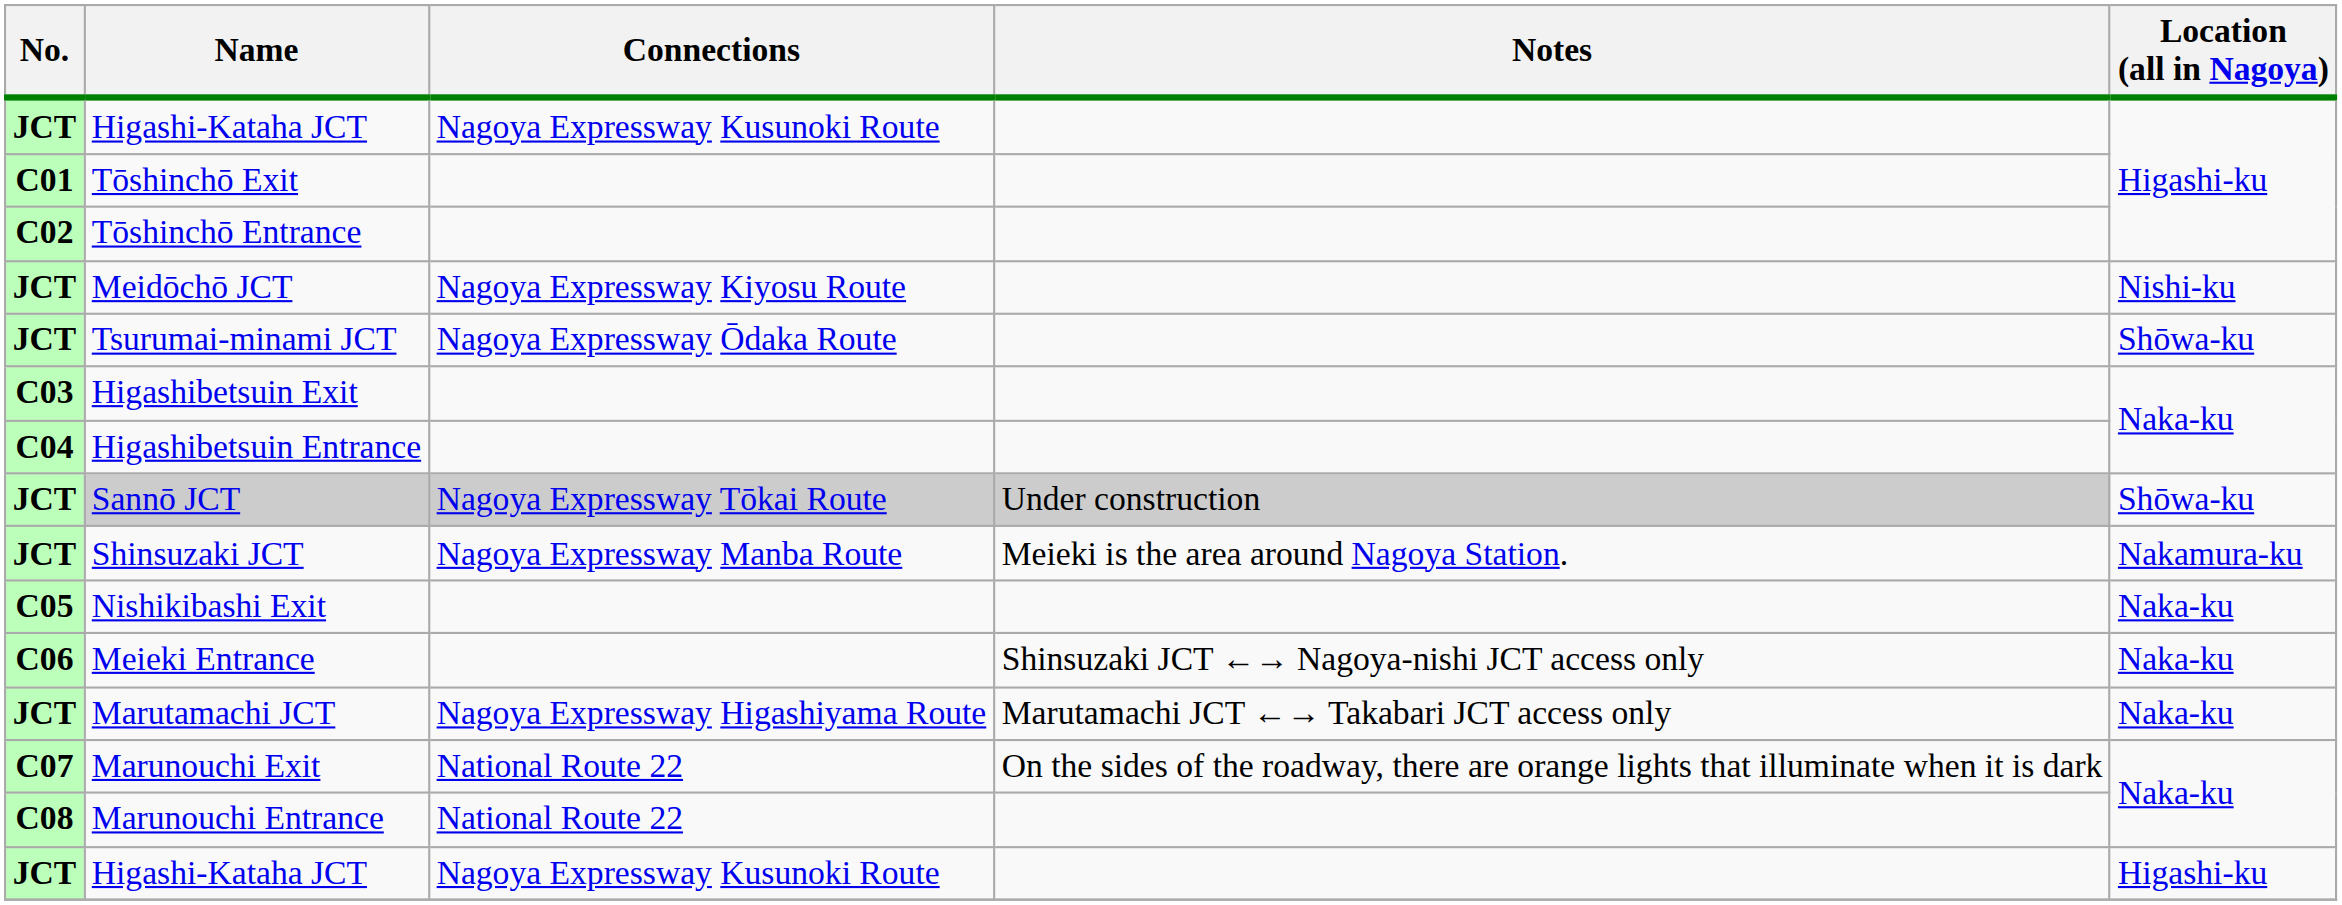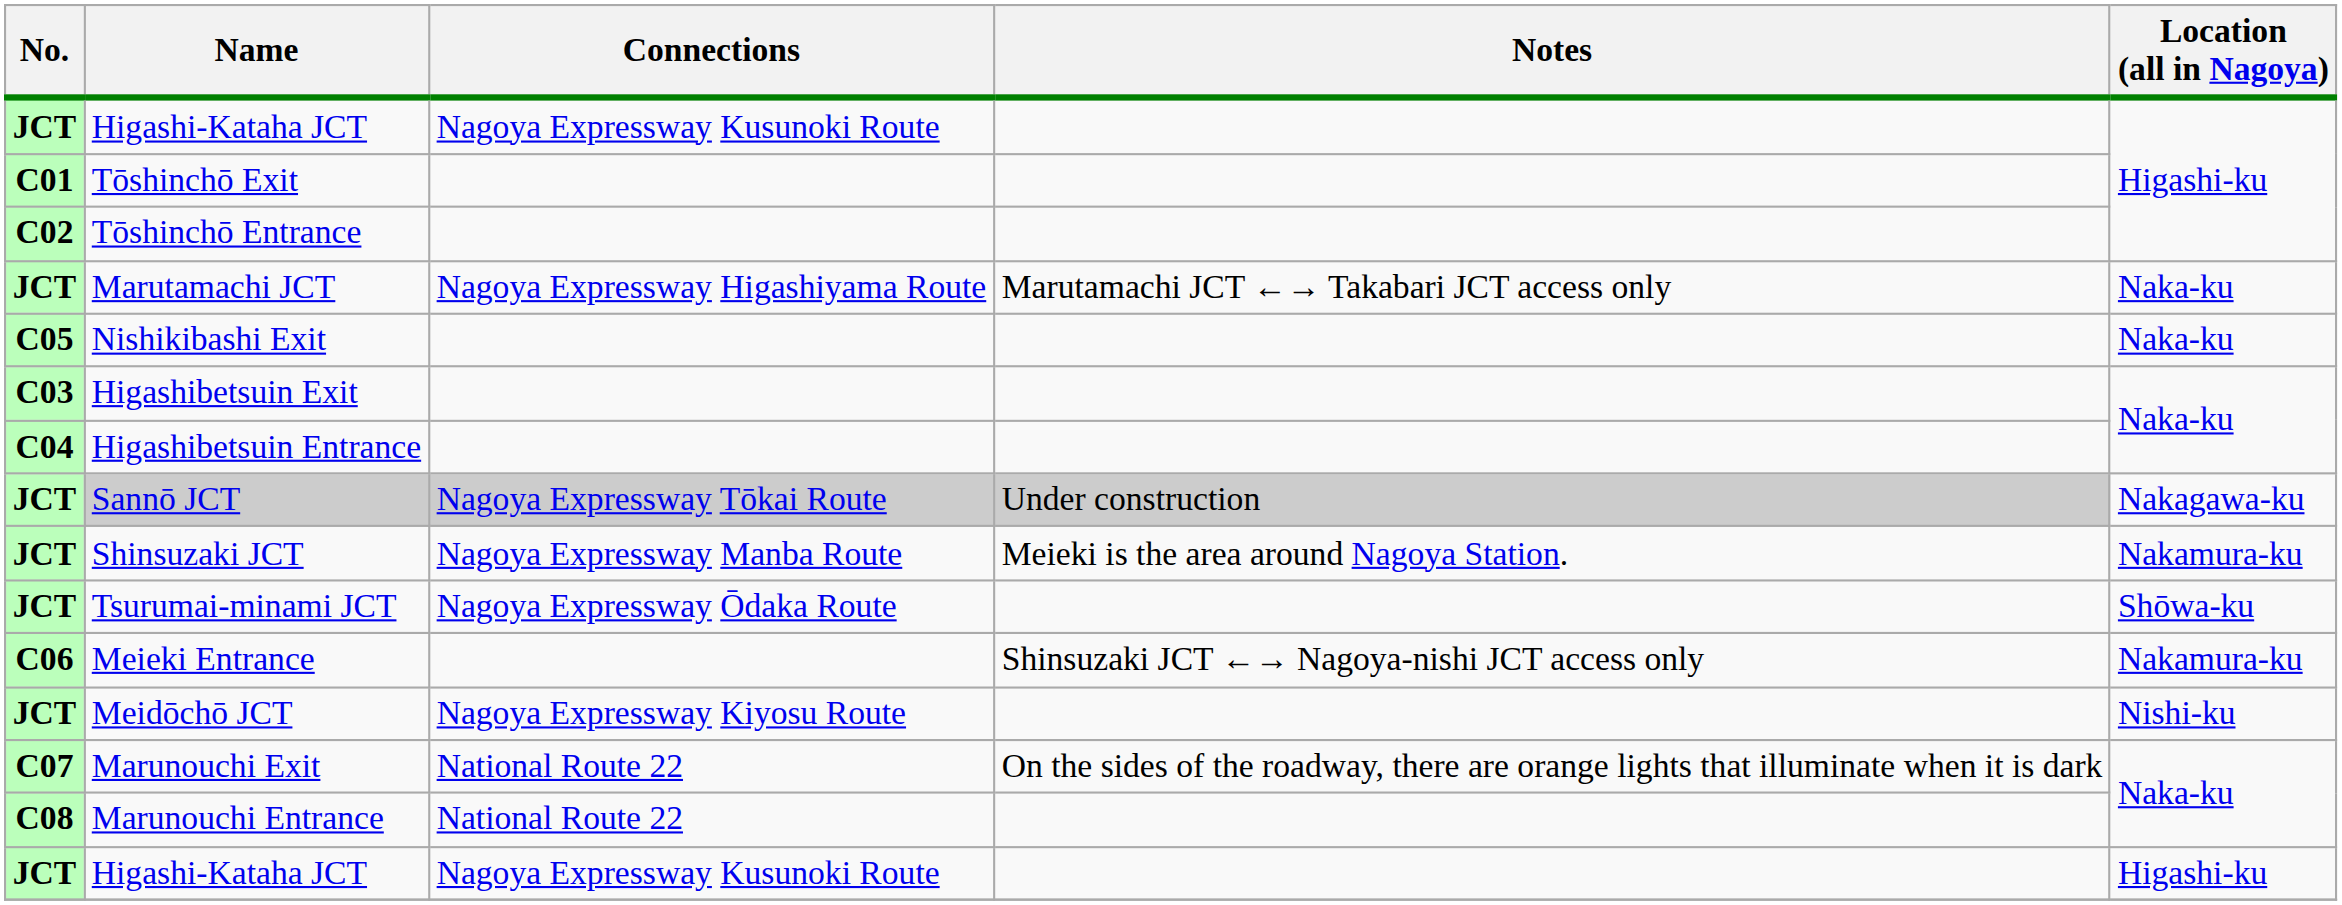rows swapped: (45, 712) <-> (45, 286)
rows swapped: (45, 339) <-> (45, 606)
(2186, 499) Shōwa-ku -> (2211, 499) Nakagawa-ku
(2176, 659) Naka-ku -> (2210, 659) Nakamura-ku
